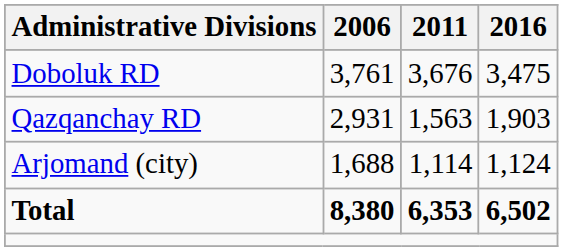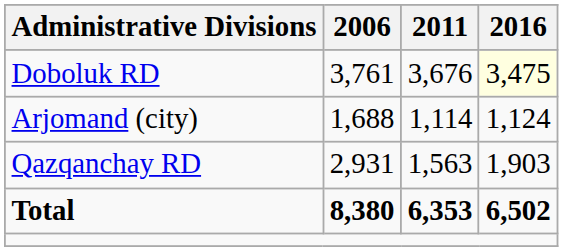(518, 73) no background -> (518, 73) lightyellow background
rows swapped: (106, 118) <-> (105, 164)
